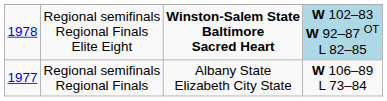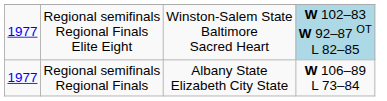(22, 32) 1978 -> (22, 32) 1977
(233, 32) bold -> (229, 32) normal
